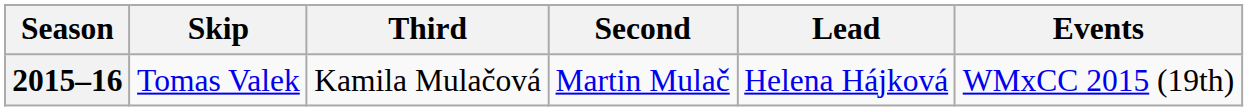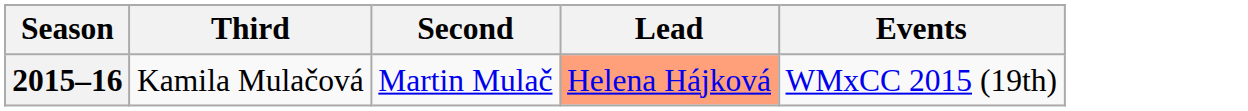- column: (218, 29)
(846, 79) no background -> (669, 79) lightsalmon background
